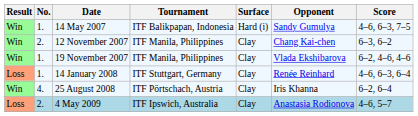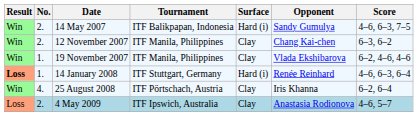(40, 27) 1. -> (40, 27) 2.
(15, 73) normal -> (16, 73) bold
(247, 73) Clay -> (253, 73) Hard (i)
